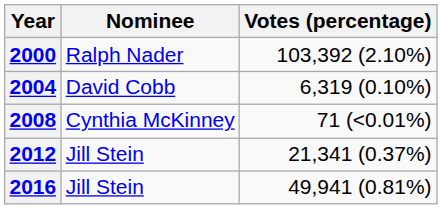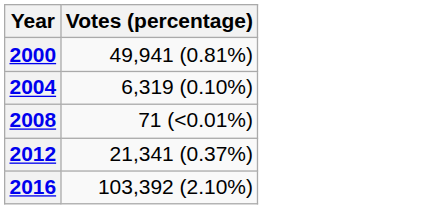- column: (150, 21)
(354, 54) 103,392 (2.10%) -> (181, 54) 49,941 (0.81%)
(360, 187) 49,941 (0.81%) -> (175, 187) 103,392 (2.10%)
